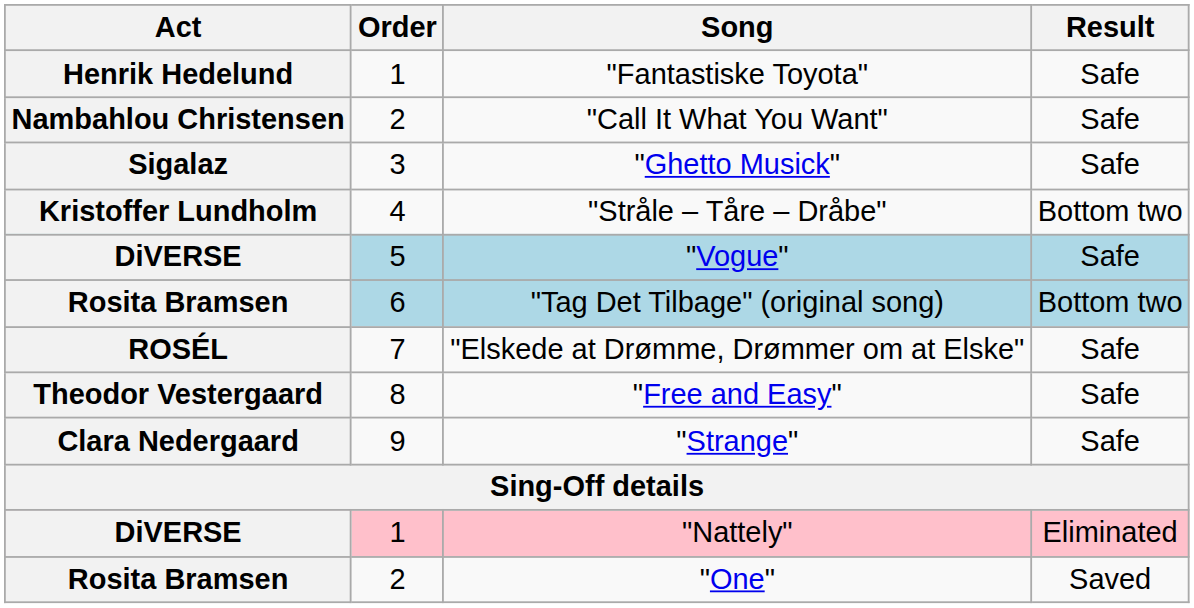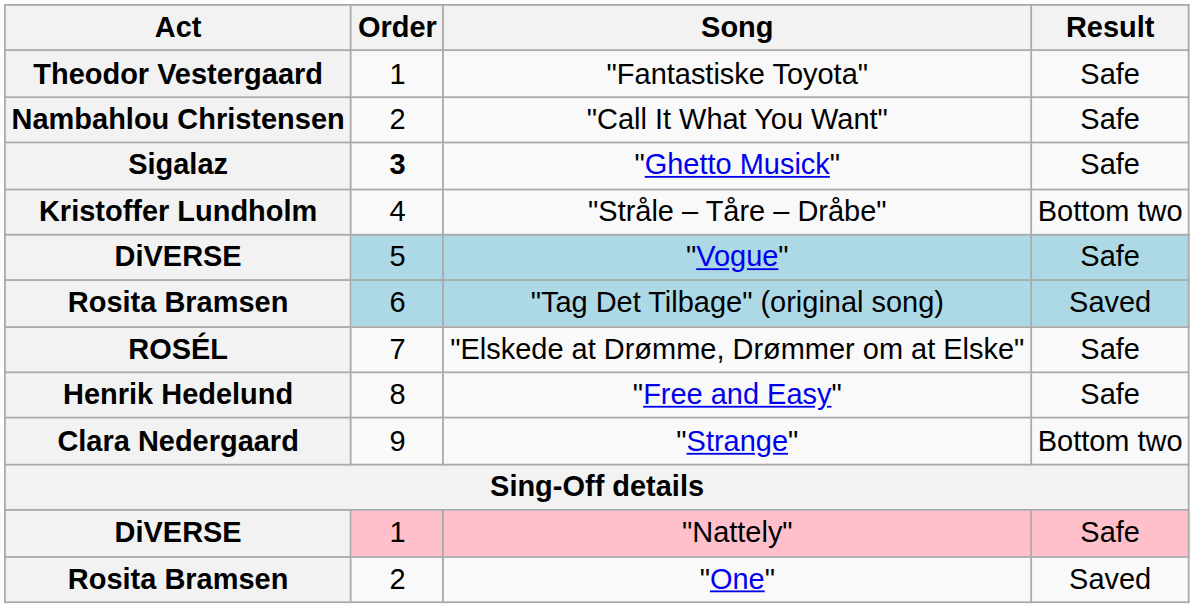(178, 73) Henrik Hedelund -> (178, 73) Theodor Vestergaard
(397, 165) normal -> (397, 165) bold
(1110, 303) Bottom two -> (1110, 303) Saved
(178, 394) Theodor Vestergaard -> (178, 394) Henrik Hedelund
(1110, 440) Safe -> (1110, 440) Bottom two
(1110, 532) Eliminated -> (1110, 532) Safe
